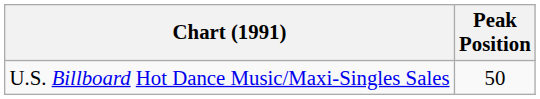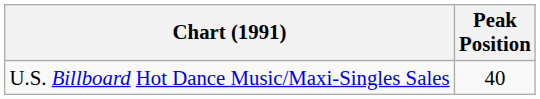(495, 77) 50 -> (495, 77) 40
